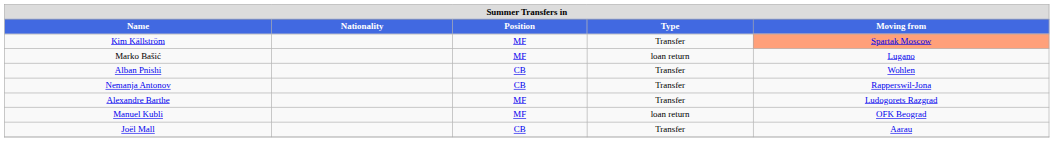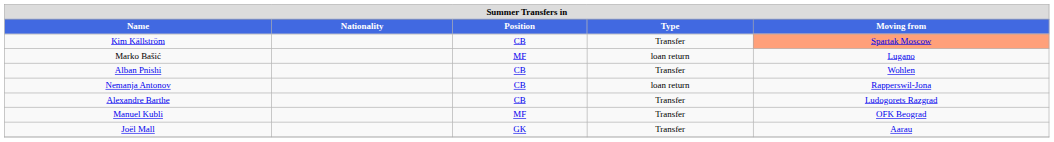(520, 41) MF -> (520, 41) CB
(670, 85) Transfer -> (670, 85) loan return
(520, 100) MF -> (520, 100) CB
(670, 115) loan return -> (670, 115) Transfer
(520, 130) CB -> (520, 130) GK
